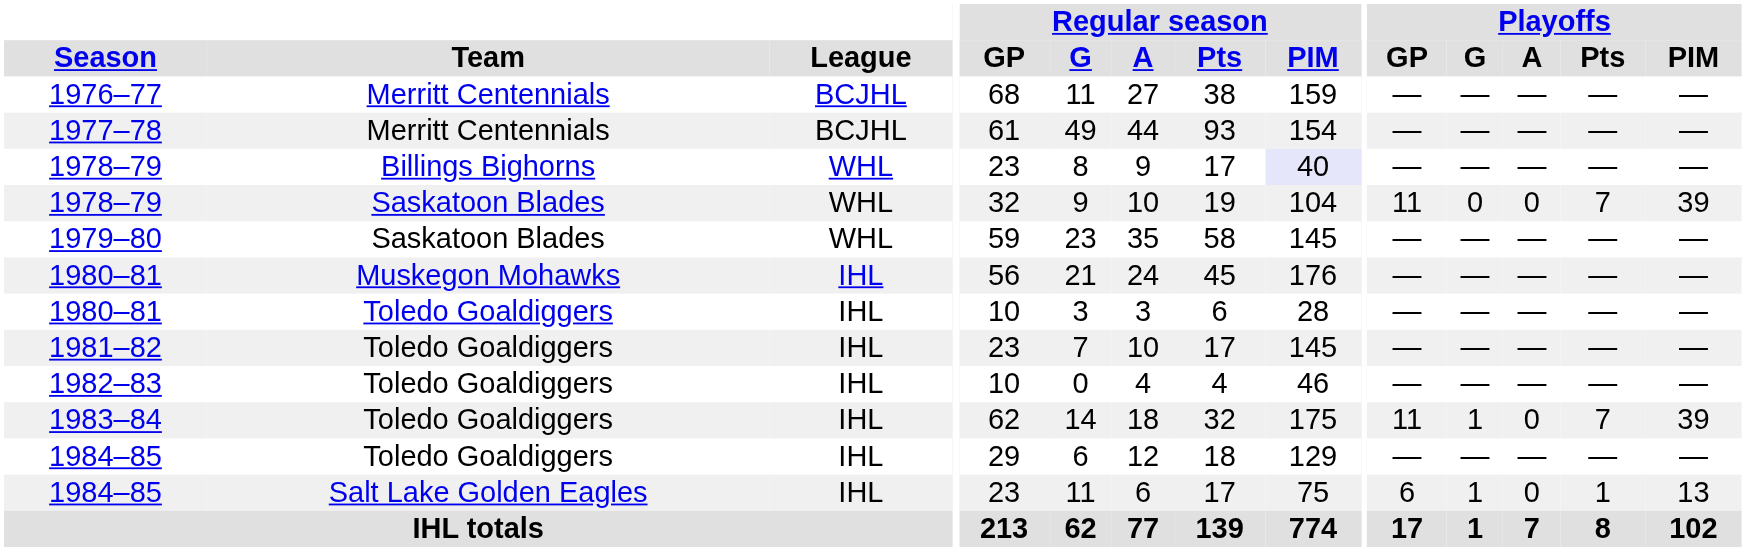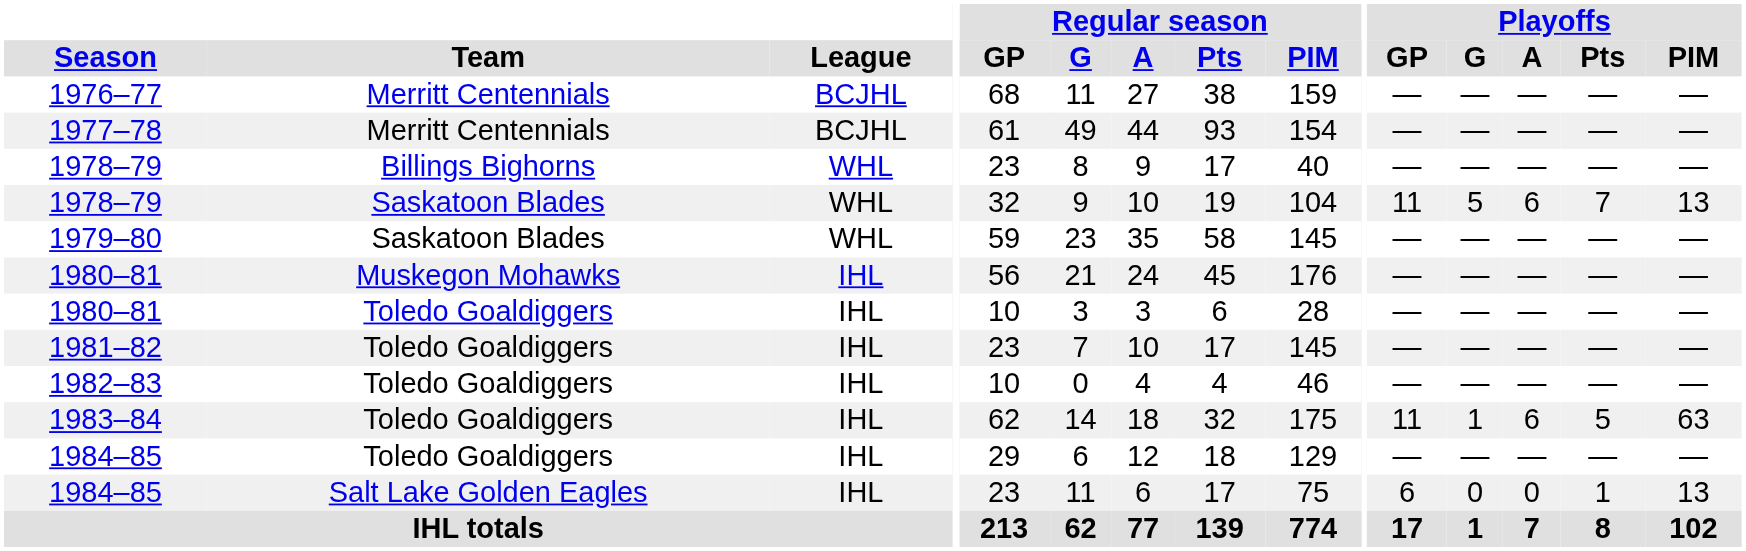(1313, 166) lavender background -> (1313, 166) no background
(1475, 202) 0 -> (1475, 202) 5
(1532, 202) 0 -> (1532, 202) 6
(1693, 202) 39 -> (1693, 202) 13
(1532, 419) 0 -> (1532, 419) 6
(1603, 419) 7 -> (1603, 419) 5
(1693, 419) 39 -> (1693, 419) 63
(1475, 492) 1 -> (1475, 492) 0
